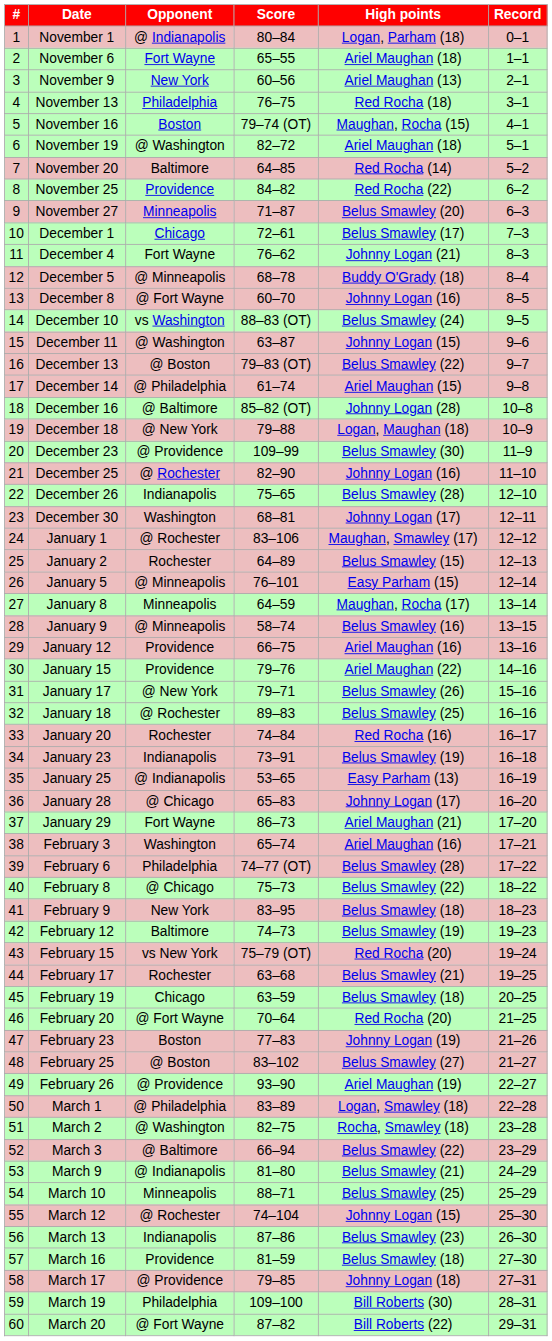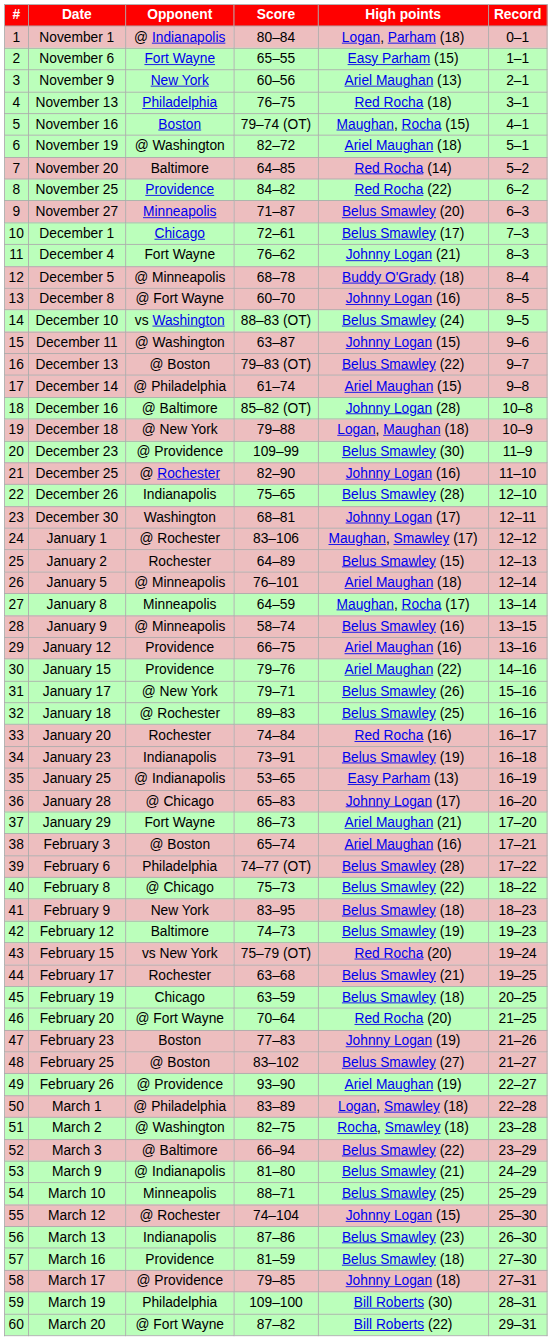(403, 59) Ariel Maughan (18) -> (403, 59) Easy Parham (15)
(403, 582) Easy Parham (15) -> (403, 582) Ariel Maughan (18)
(180, 844) Washington -> (180, 844) @ Boston
